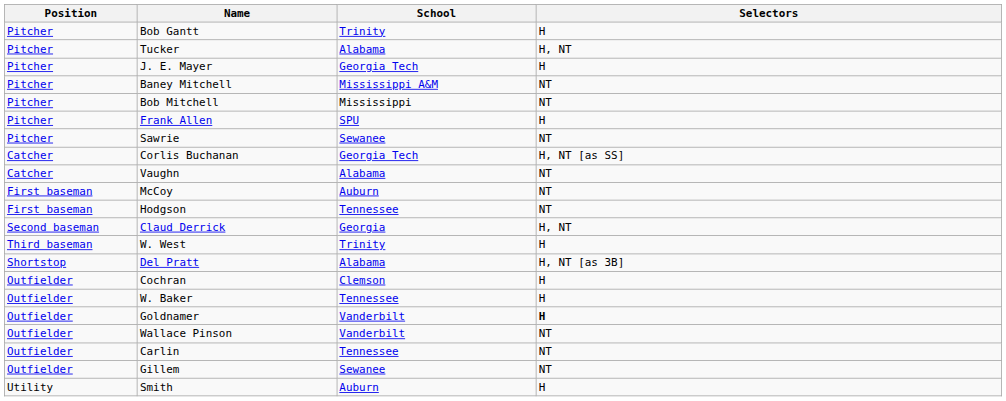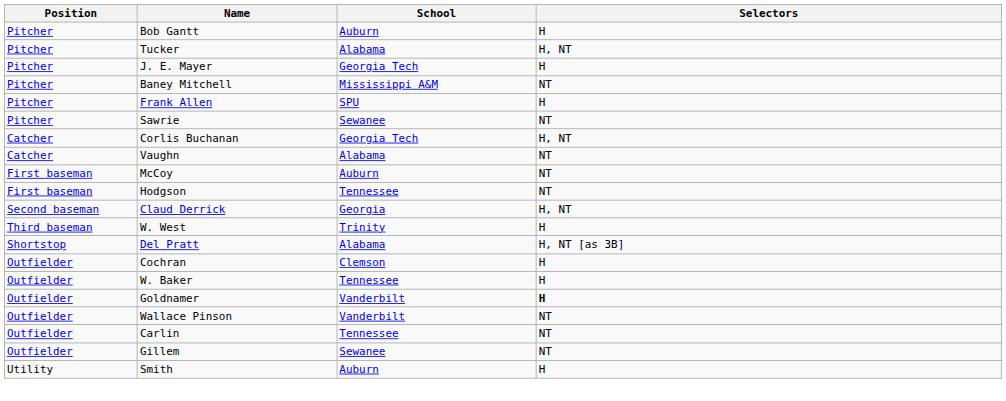(362, 31) Trinity -> (359, 31) Auburn
- row: (179, 102)
(581, 156) H, NT [as SS] -> (555, 138) H, NT
